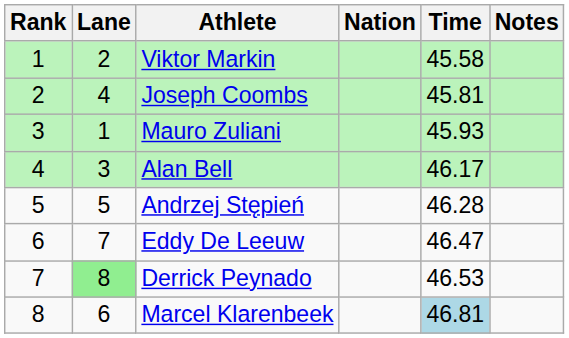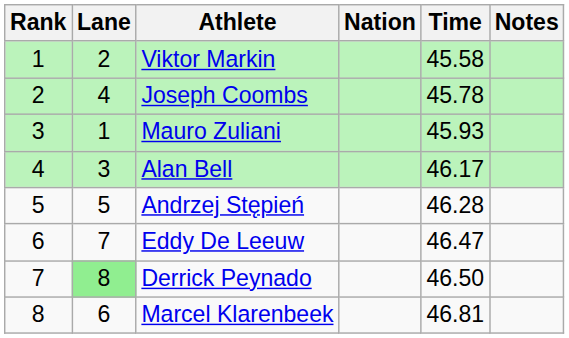(455, 95) 45.81 -> (455, 95) 45.78
(455, 278) 46.53 -> (455, 278) 46.50
(455, 315) lightblue background -> (455, 315) no background
